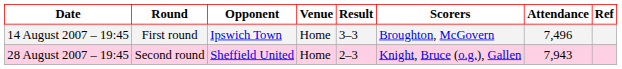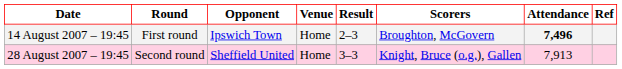(348, 34) 3–3 -> (348, 34) 2–3
(558, 34) normal -> (558, 34) bold
(348, 54) 2–3 -> (348, 54) 3–3
(558, 54) 7,943 -> (558, 54) 7,913
